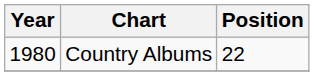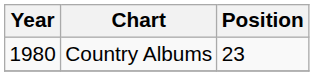(233, 53) 22 -> (233, 53) 23
